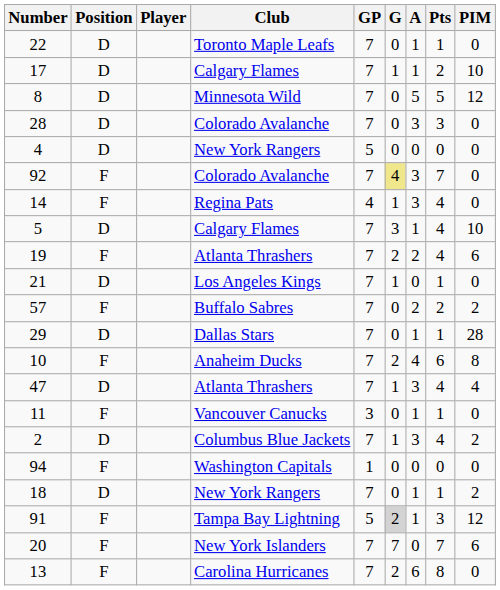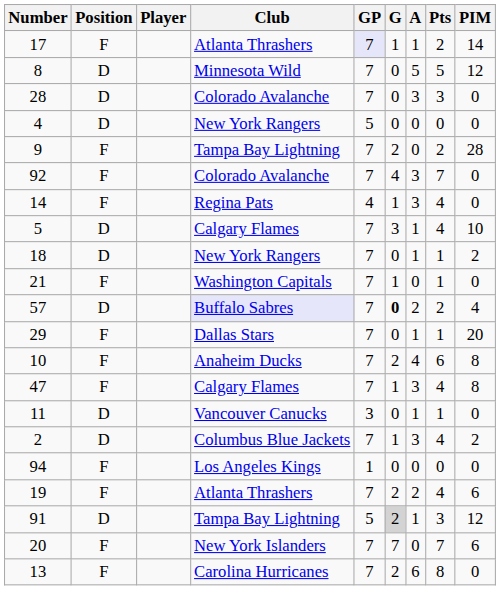- row: (38, 44)
(104, 70) D -> (104, 44) F
(247, 70) Calgary Flames -> (253, 44) Atlanta Thrashers
(370, 70) no background -> (370, 44) lavender background
(475, 70) 10 -> (475, 44) 14
+ row: (38, 149)
(395, 176) khaki background -> (395, 176) no background
rows swapped: (38, 255) <-> (38, 492)
(104, 281) D -> (104, 281) F
(257, 281) Los Angeles Kings -> (263, 281) Washington Capitals
(104, 307) F -> (104, 307) D
(244, 307) no background -> (244, 307) lavender background
(395, 307) normal -> (395, 307) bold
(475, 307) 2 -> (475, 307) 4
(104, 334) D -> (104, 334) F
(475, 334) 28 -> (475, 334) 20
(104, 387) D -> (104, 387) F
(253, 387) Atlanta Thrashers -> (247, 387) Calgary Flames
(475, 387) 4 -> (475, 387) 8
(104, 413) F -> (104, 413) D
(263, 466) Washington Capitals -> (257, 466) Los Angeles Kings
(104, 519) F -> (104, 519) D
